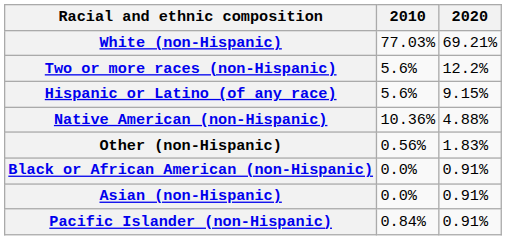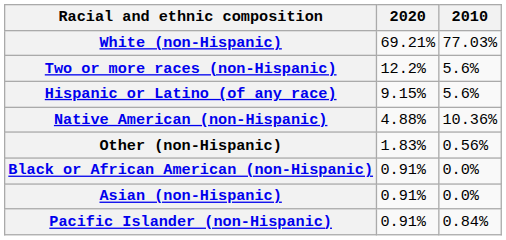columns swapped: (408, 17) <-> (470, 17)
